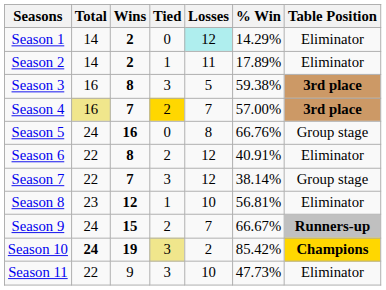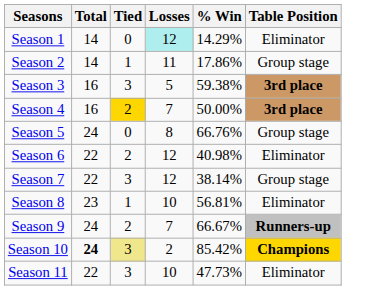- column: (130, 16)
(258, 62) 17.89% -> (219, 62) 17.86%
(332, 62) Eliminator -> (293, 62) Group stage
(91, 109) khaki background -> (91, 109) no background
(258, 109) 57.00% -> (219, 109) 50.00%
(258, 156) 40.91% -> (219, 156) 40.98%
